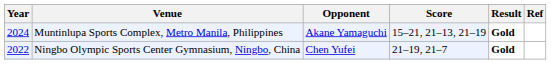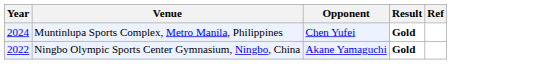- column: (439, 14)
(346, 32) Akane Yamaguchi -> (330, 32) Chen Yufei
(330, 50) Chen Yufei -> (346, 50) Akane Yamaguchi
